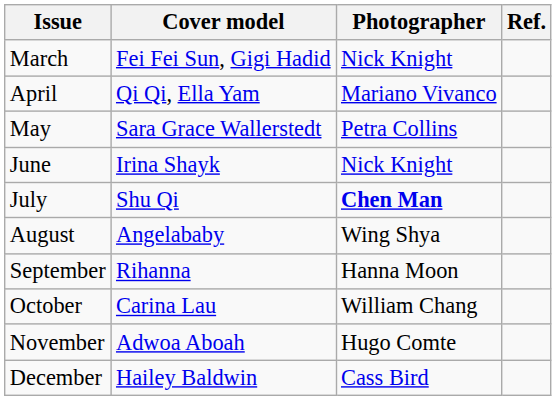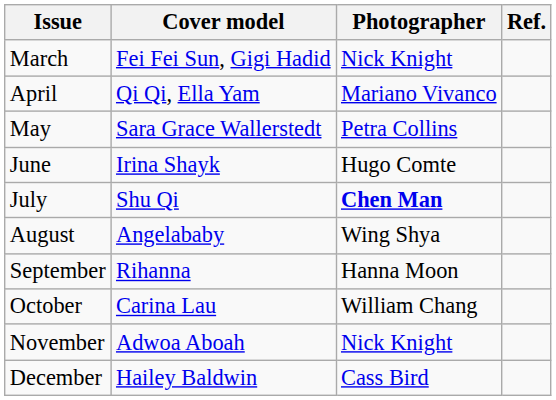(397, 164) Nick Knight -> (399, 164) Hugo Comte
(399, 341) Hugo Comte -> (397, 341) Nick Knight
